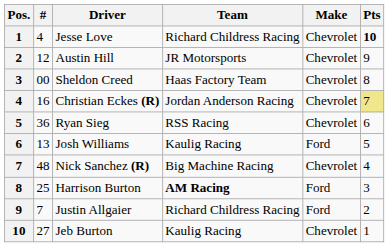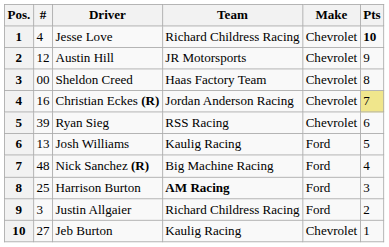(43, 123) 36 -> (43, 123) 39
(331, 166) Chevrolet -> (318, 166) Ford
(40, 209) 7 -> (40, 209) 3
